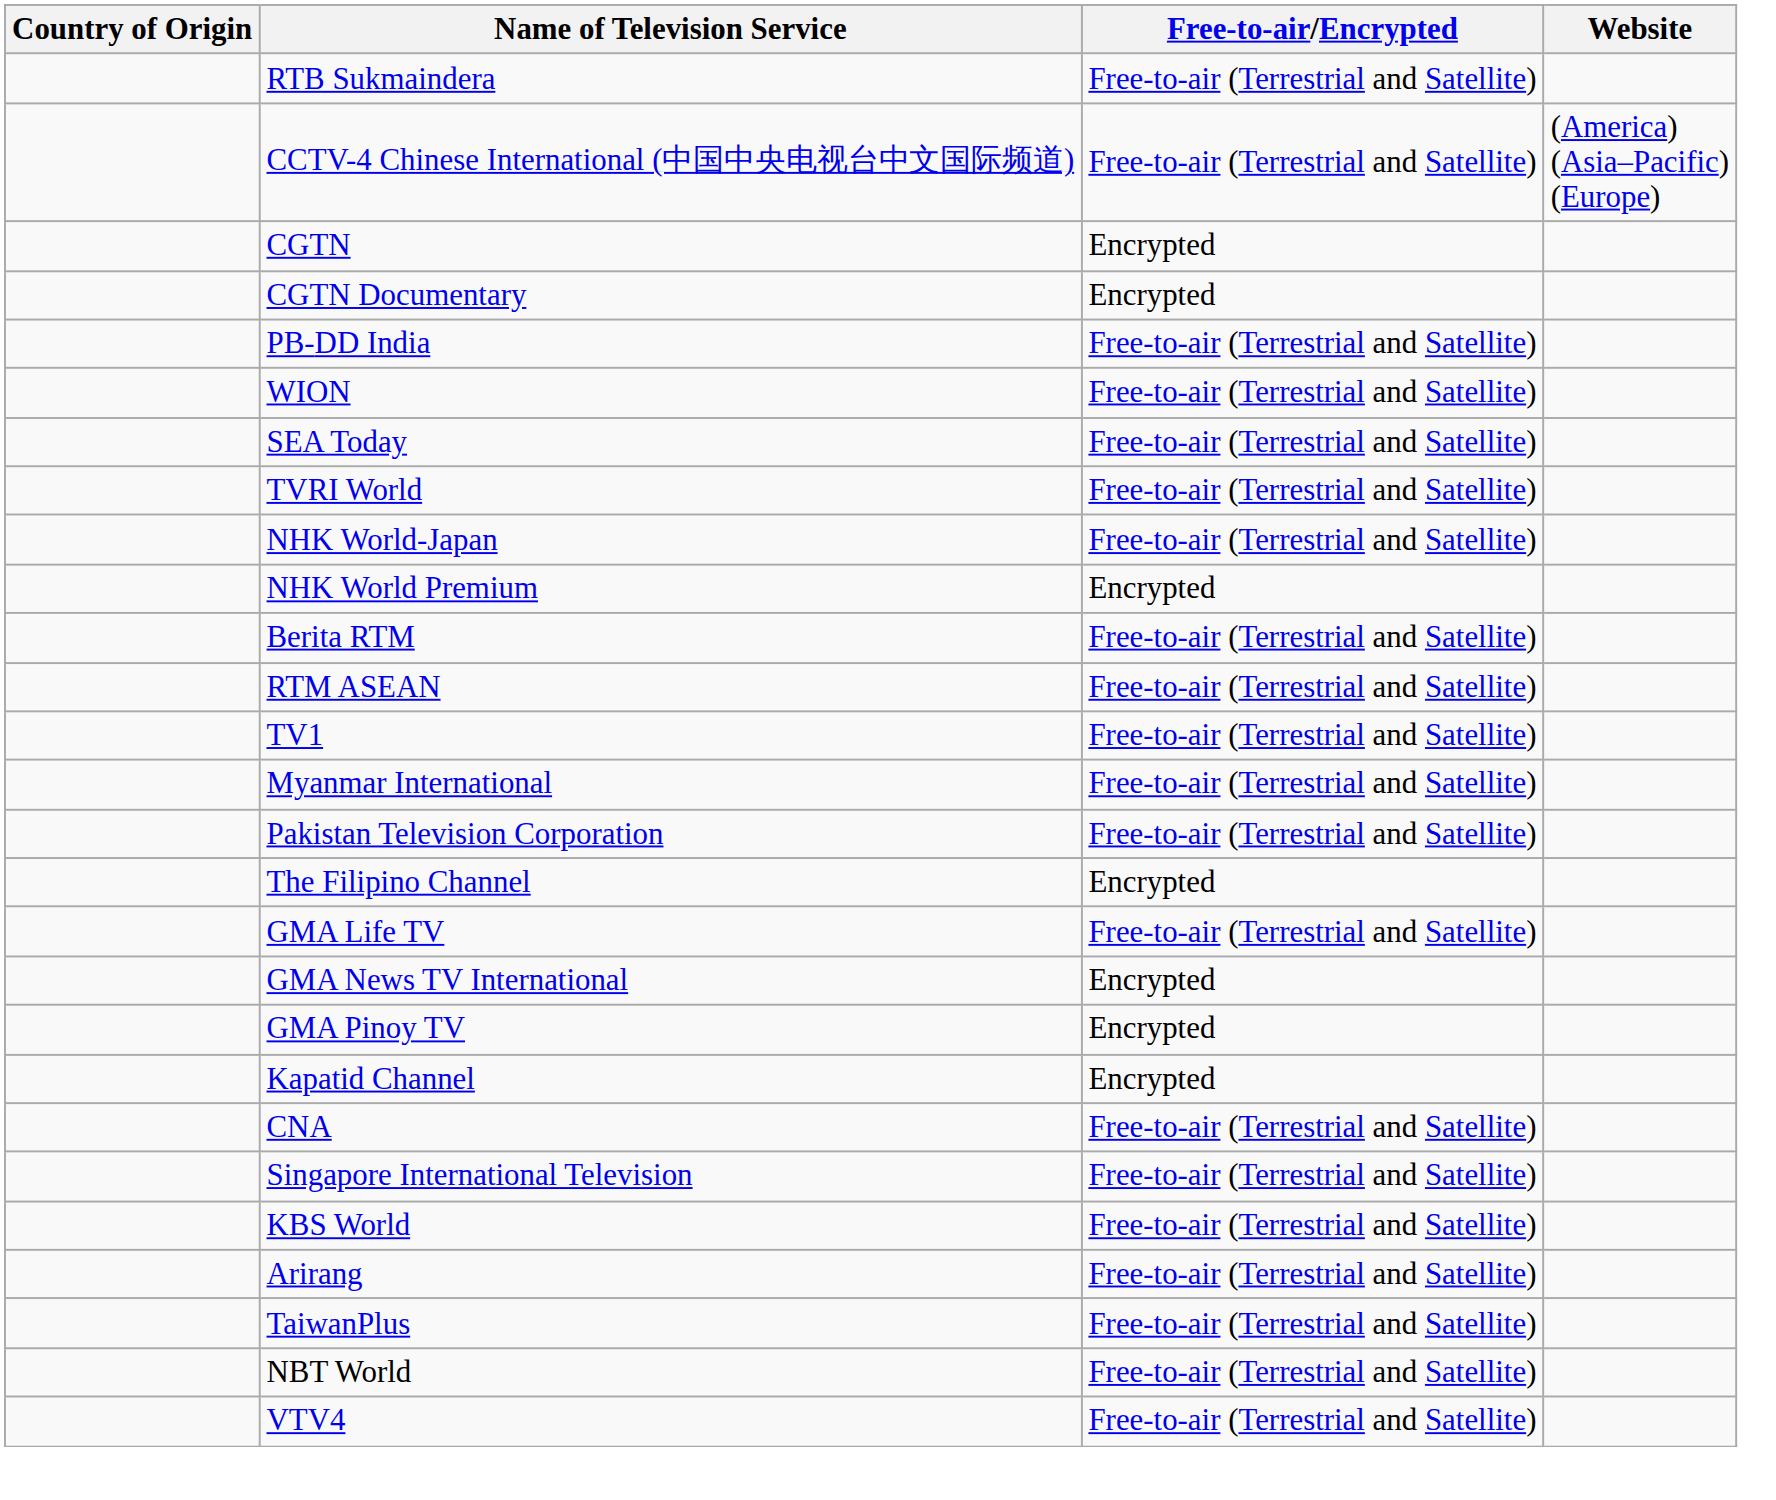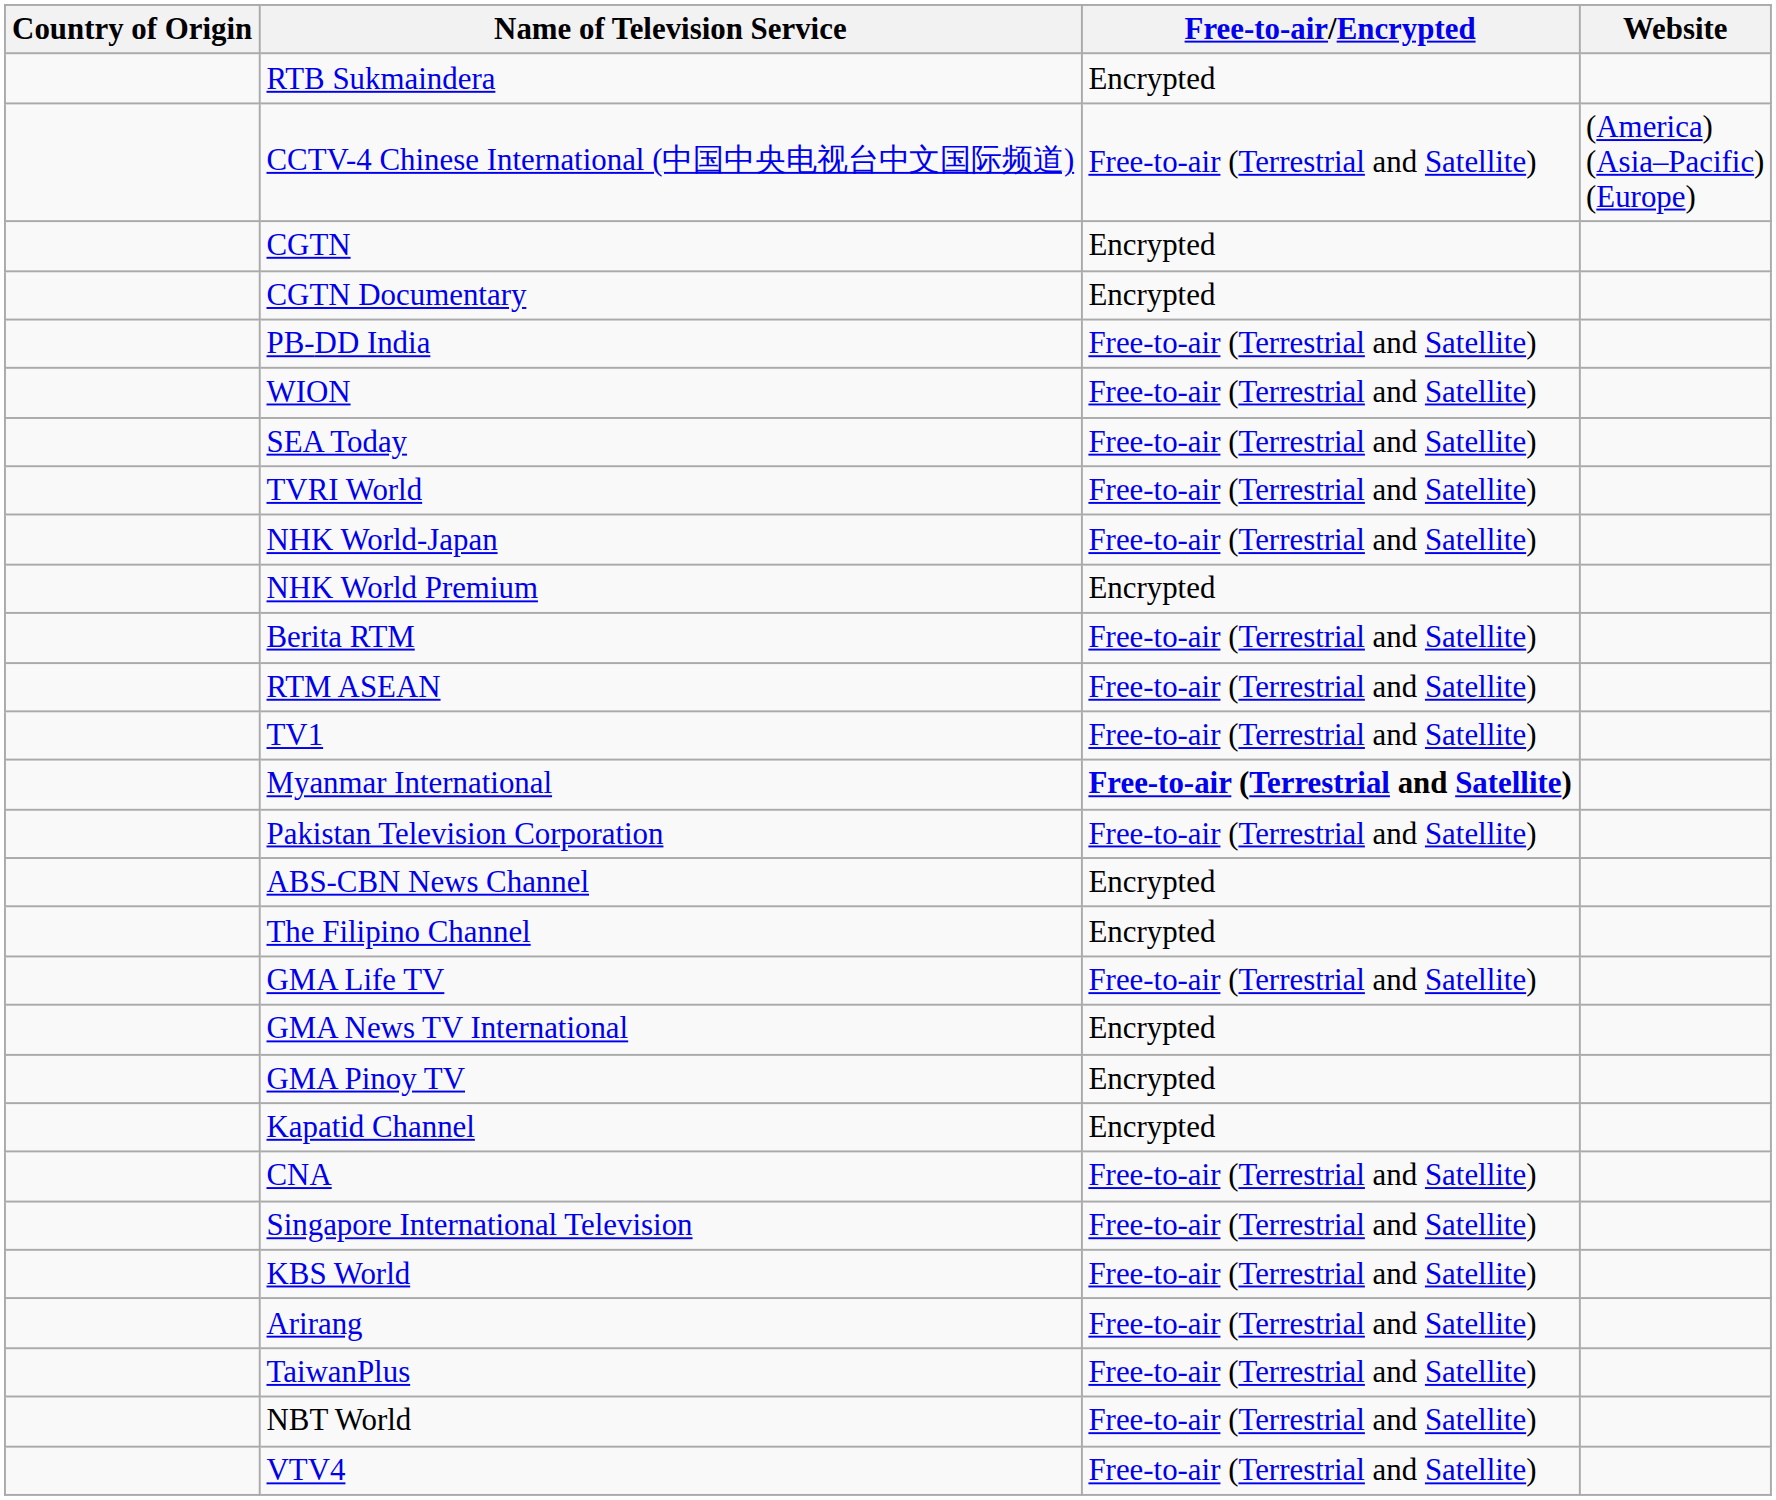(1312, 77) Free-to-air (Terrestrial and Satellite) -> (1152, 77) Encrypted
(1312, 784) normal -> (1330, 784) bold
+ row: (428, 882)
